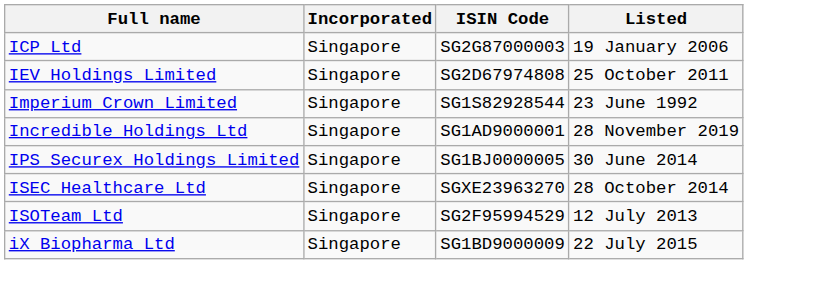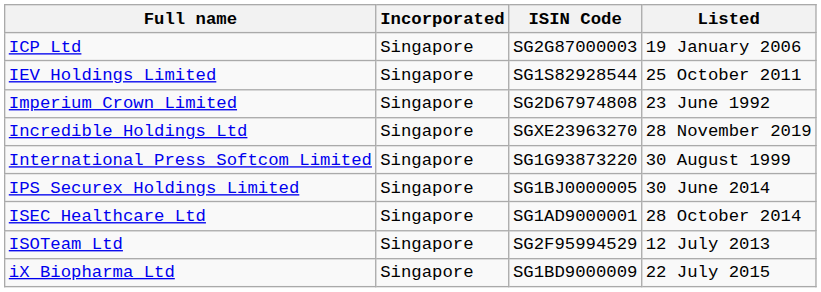(503, 75) SG2D67974808 -> (575, 75) SG1S82928544
(503, 103) SG1S82928544 -> (575, 103) SG2D67974808
(503, 131) SG1AD9000001 -> (575, 131) SGXE23963270
+ row: (190, 160)
(503, 188) SGXE23963270 -> (575, 216) SG1AD9000001
